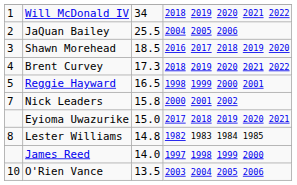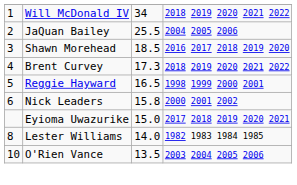(10, 101) 7 -> (10, 101) 6
(147, 136) 14.8 -> (147, 136) 14.0
- row: (58, 154)
